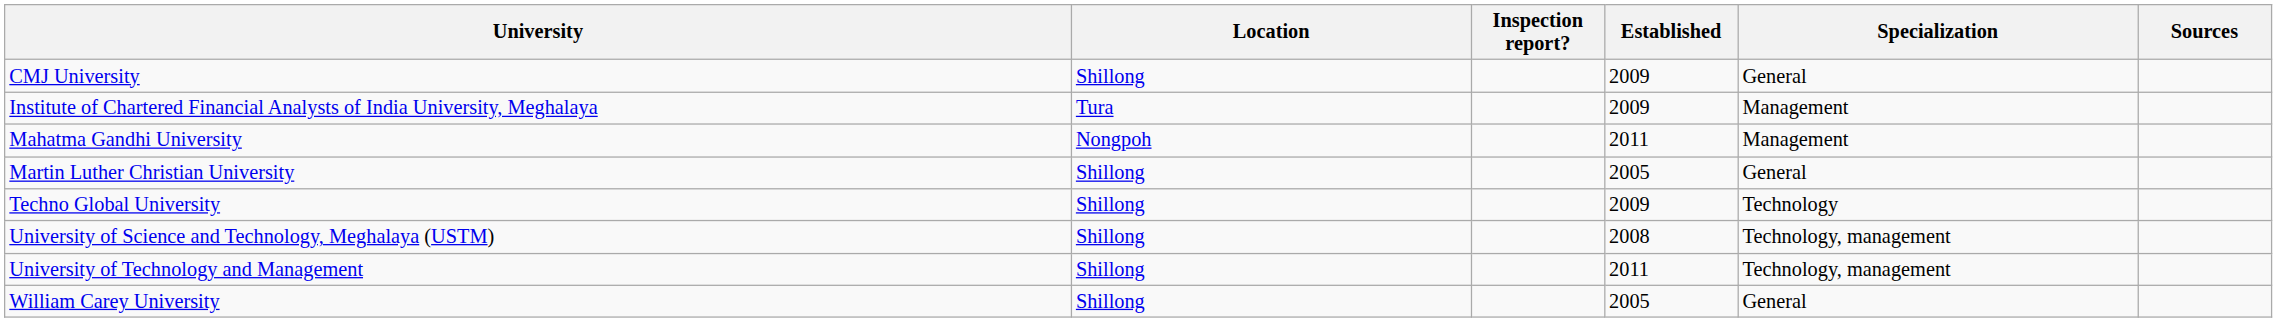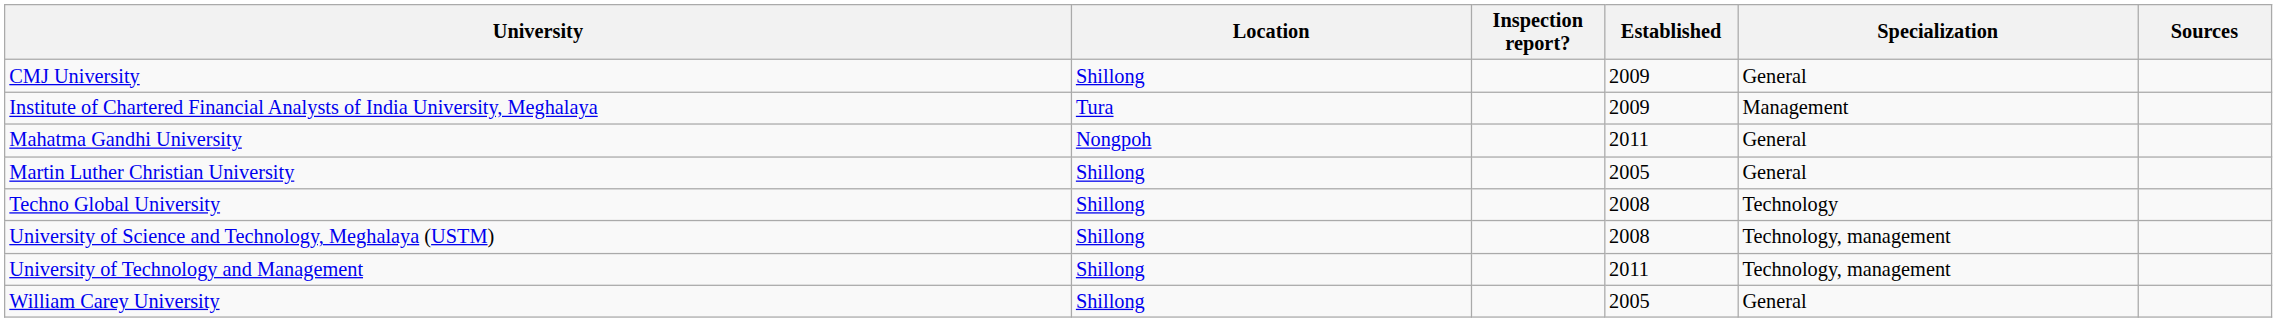(1795, 140) Management -> (1775, 140) General
(1629, 204) 2009 -> (1629, 204) 2008
